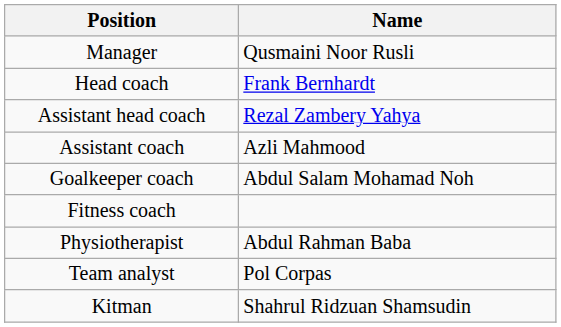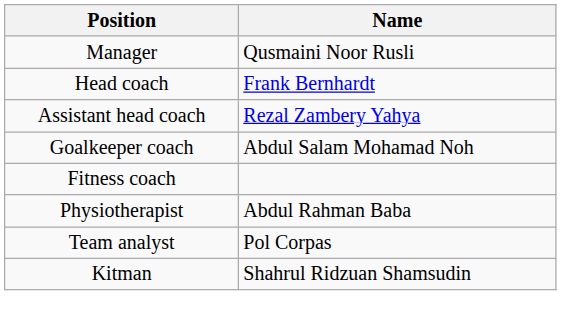- row: (122, 147)
